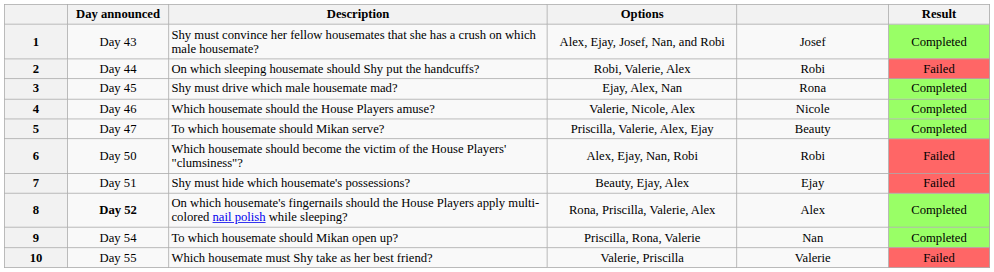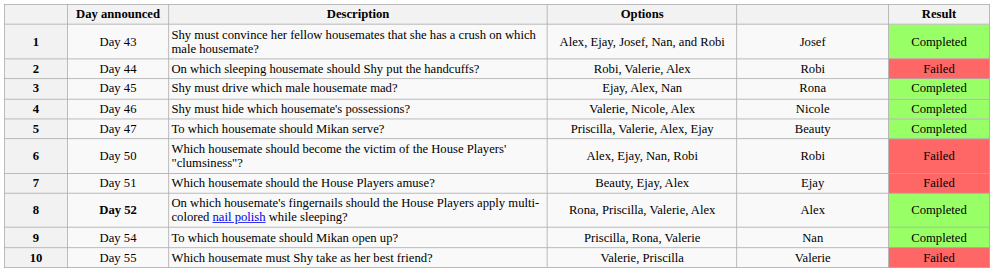(303, 108) Which housemate should the House Players amuse? -> (291, 108) Shy must hide which housemate's possessions?
(291, 183) Shy must hide which housemate's possessions? -> (303, 183) Which housemate should the House Players amuse?
